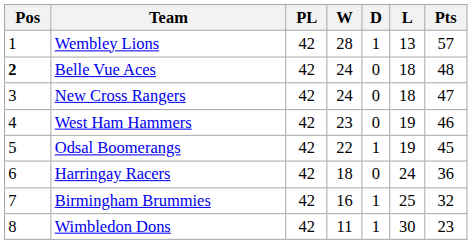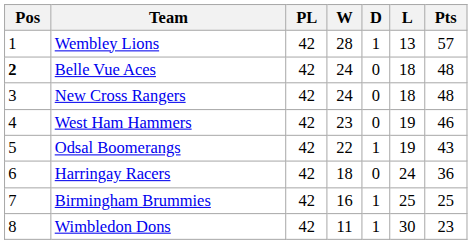(446, 95) 47 -> (446, 95) 48
(446, 148) 45 -> (446, 148) 43
(446, 200) 32 -> (446, 200) 25
